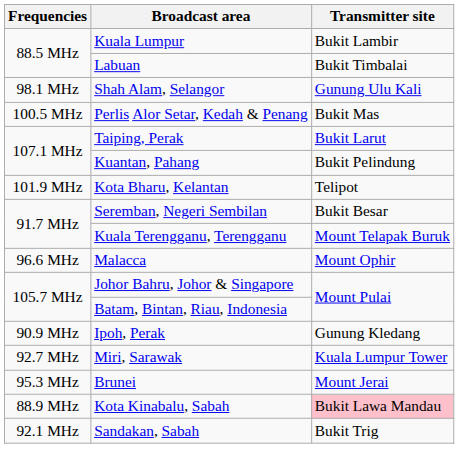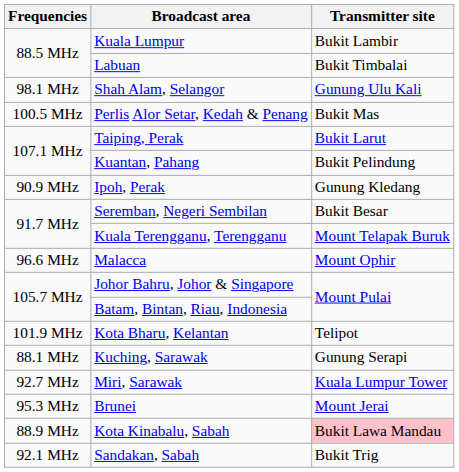rows swapped: (130, 333) <-> (161, 187)
+ row: (151, 357)
